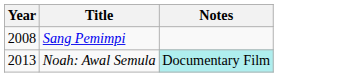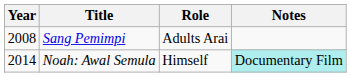+ column: (195, 15)
(22, 60) 2013 -> (22, 60) 2014
